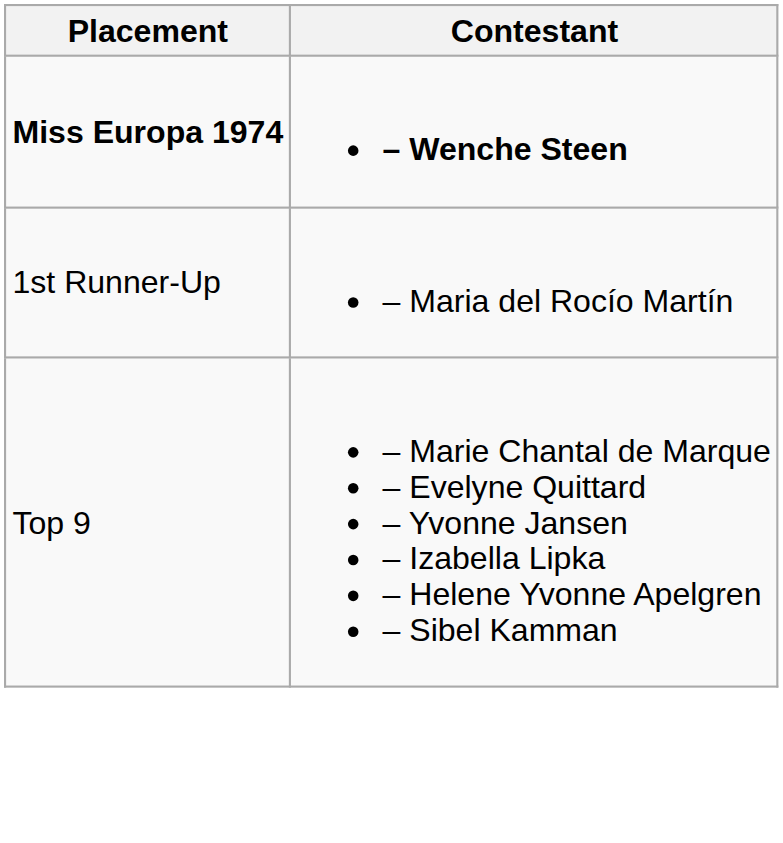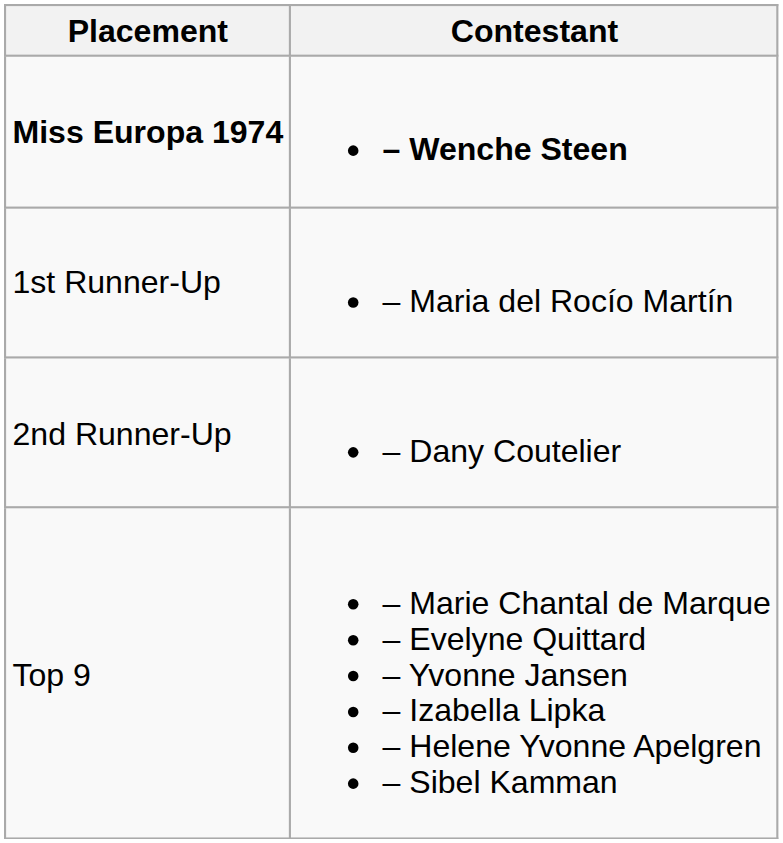+ row: (122, 433)
